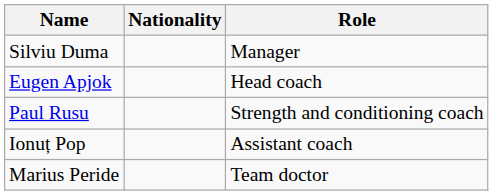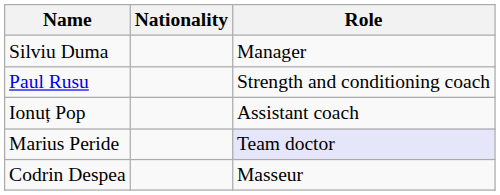- row: (60, 81)
(279, 174) no background -> (286, 143) lavender background
+ row: (67, 174)
